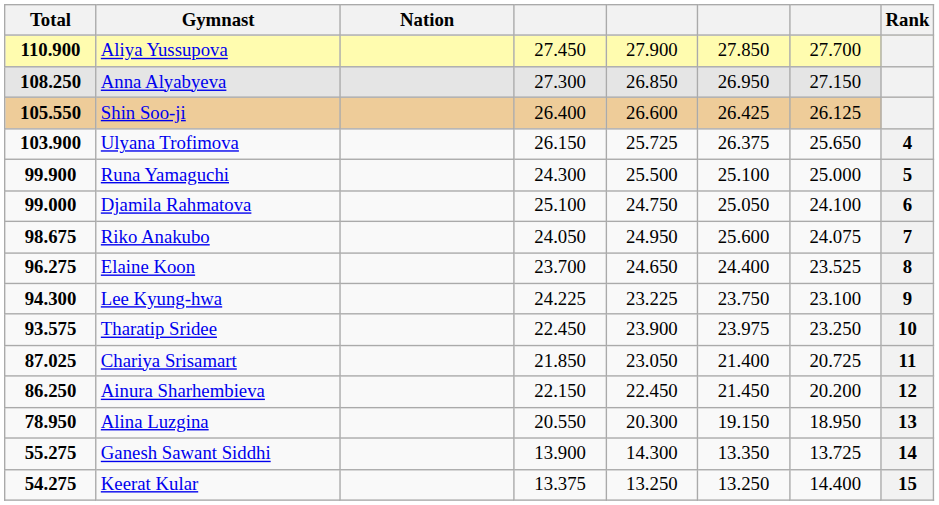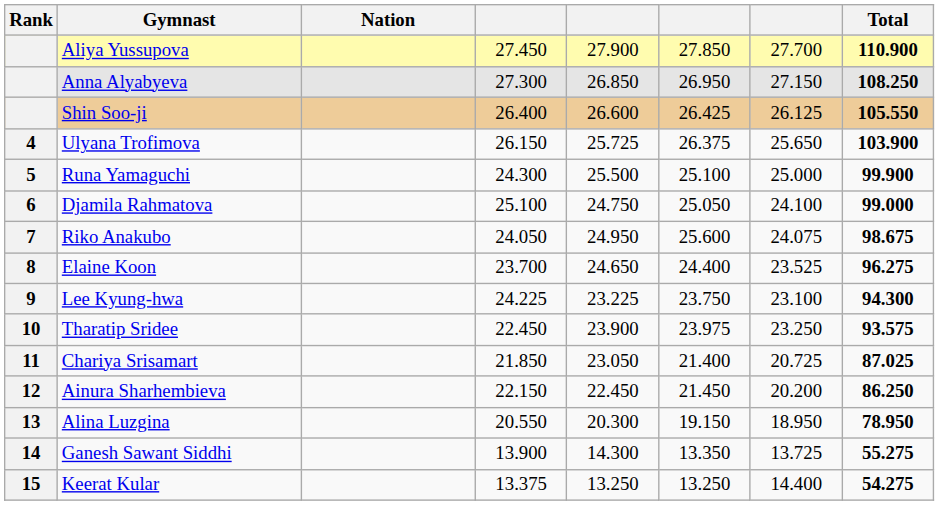columns swapped: (907, 19) <-> (51, 19)
